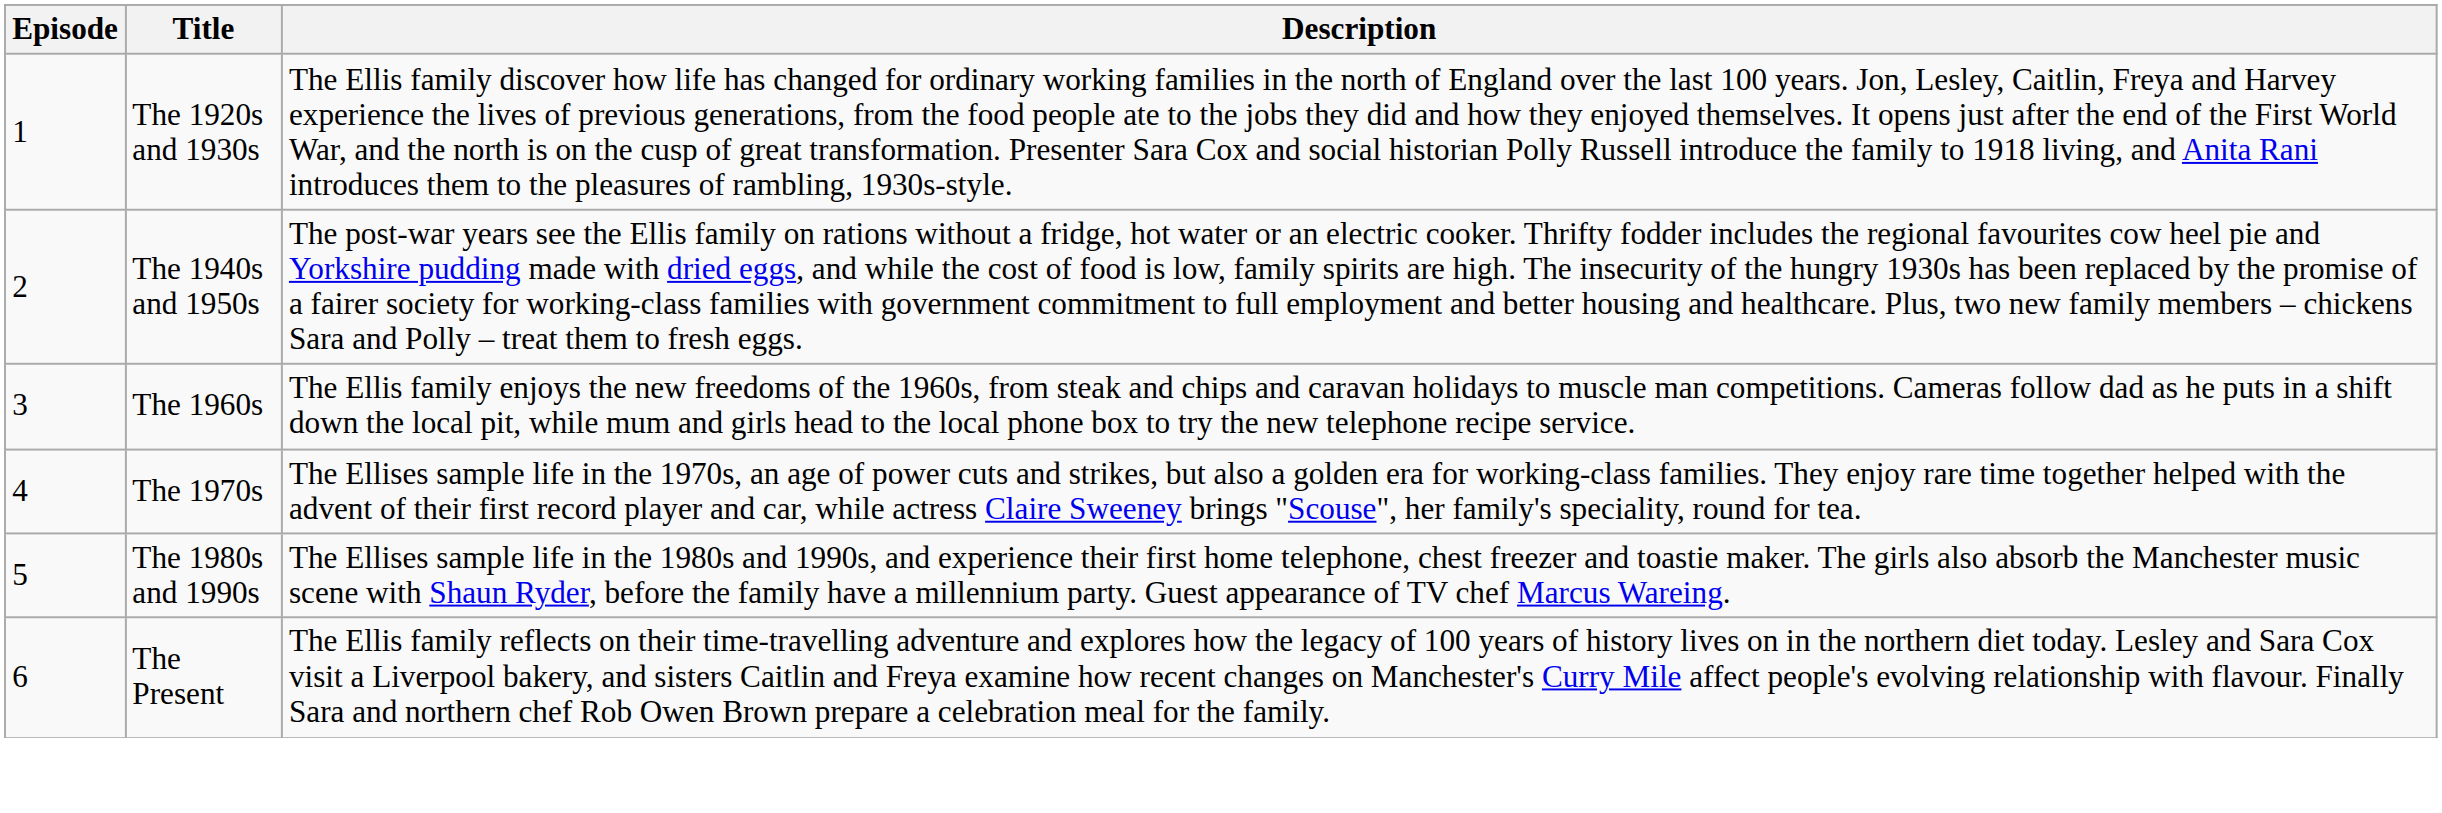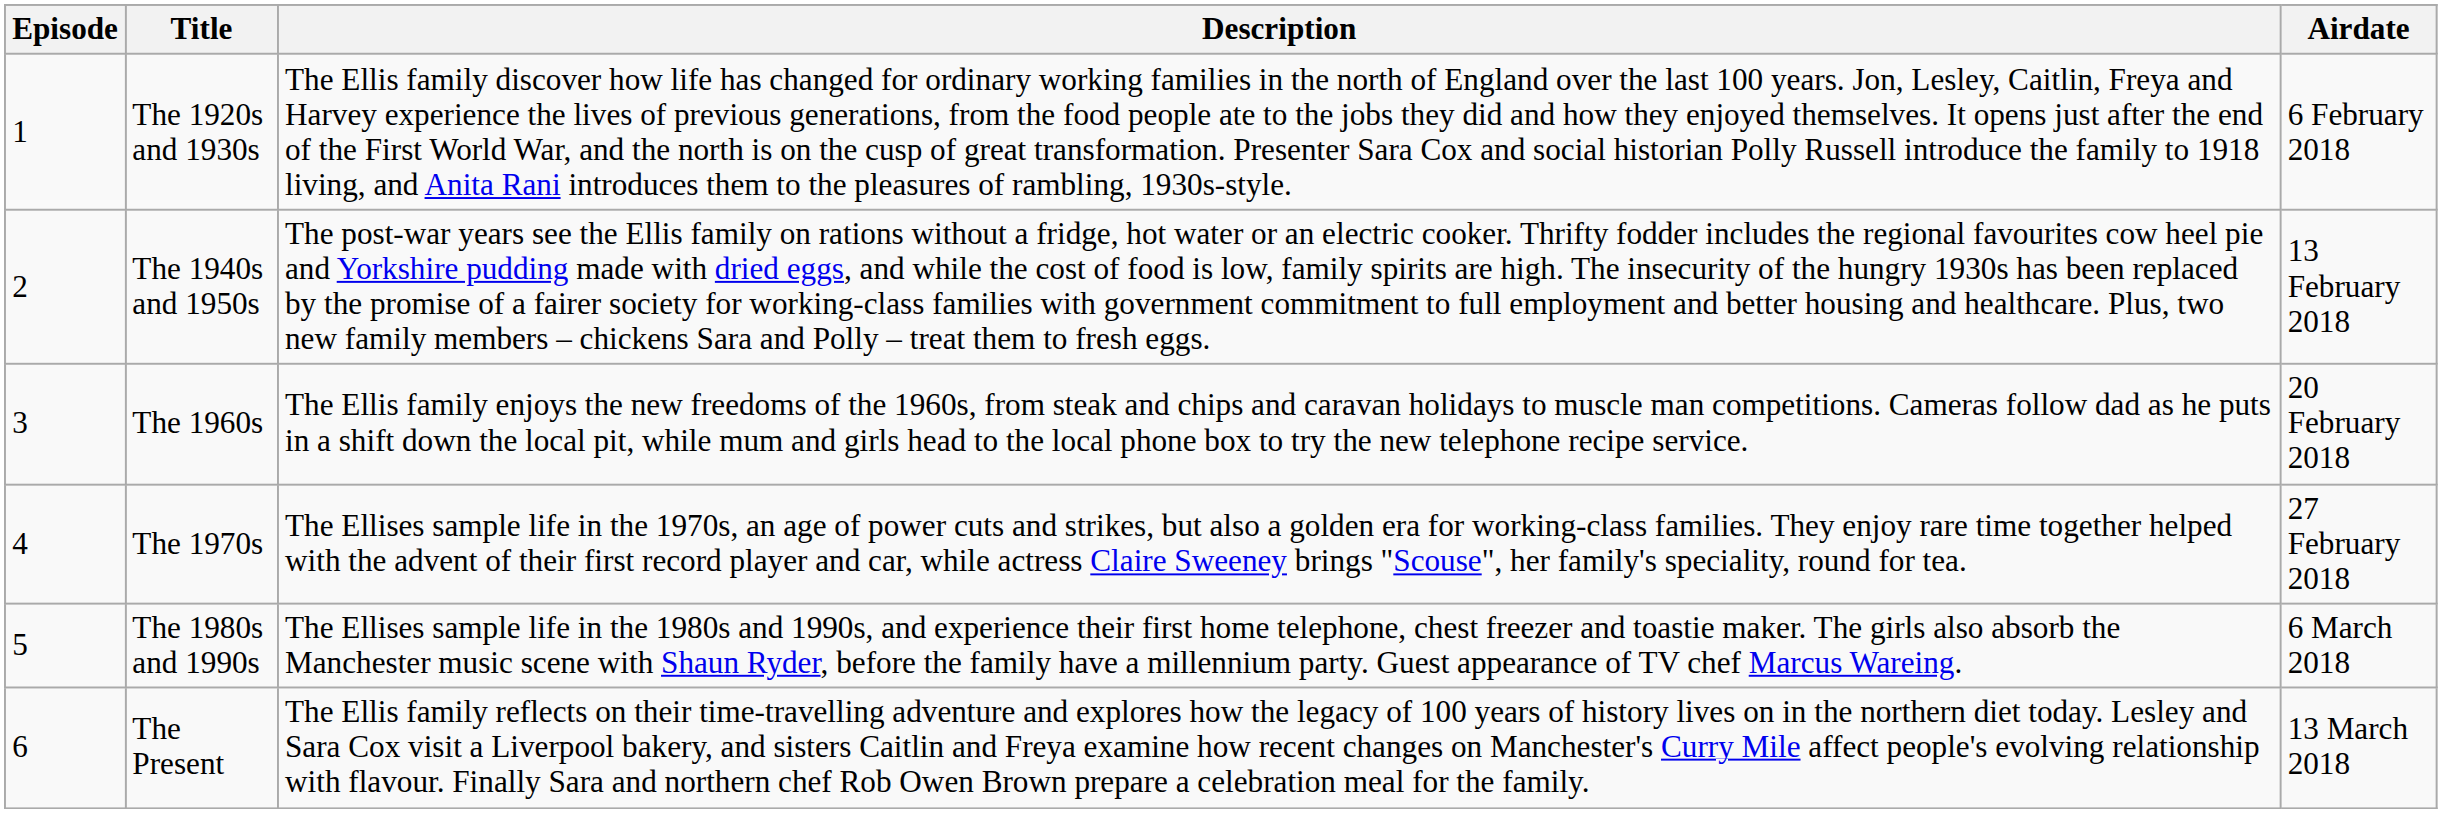+ column: (2359, 29)
